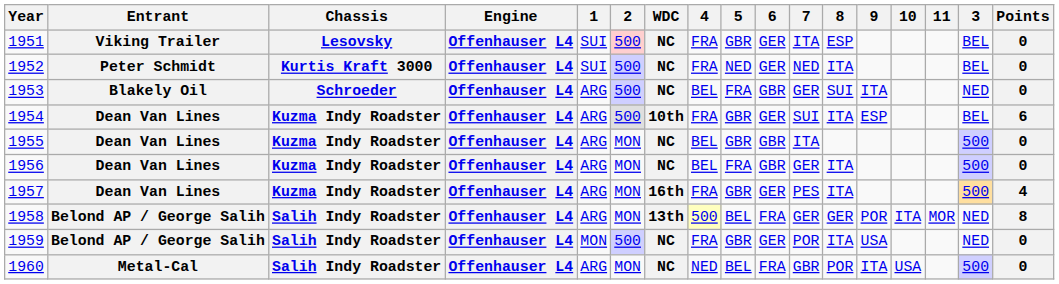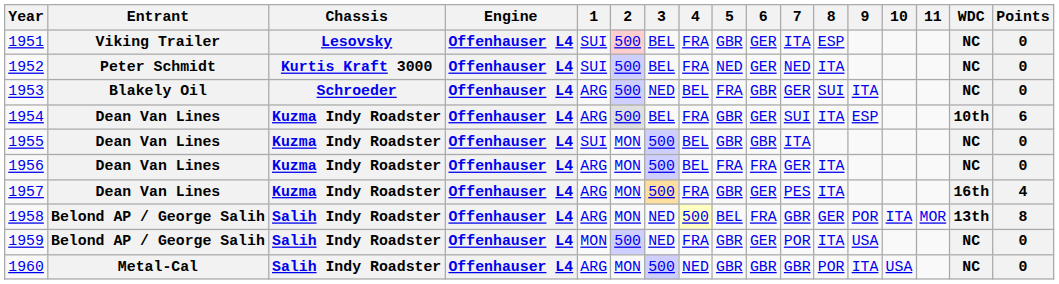columns swapped: (976, 17) <-> (666, 17)
(594, 142) ARG -> (594, 142) SUI
(772, 167) GBR -> (763, 167) FRA
(806, 217) GER -> (797, 217) GBR
(738, 266) BEL -> (729, 266) GBR
(772, 266) FRA -> (763, 266) GBR
